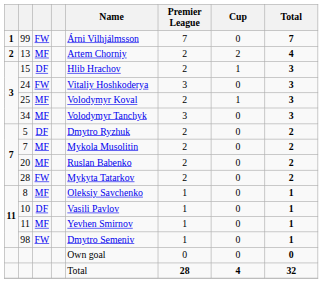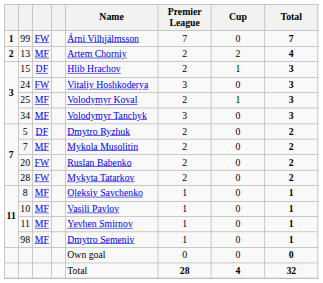(42, 162) MF -> (42, 162) FW
(42, 208) DF -> (42, 208) MF
(42, 239) FW -> (42, 239) MF
